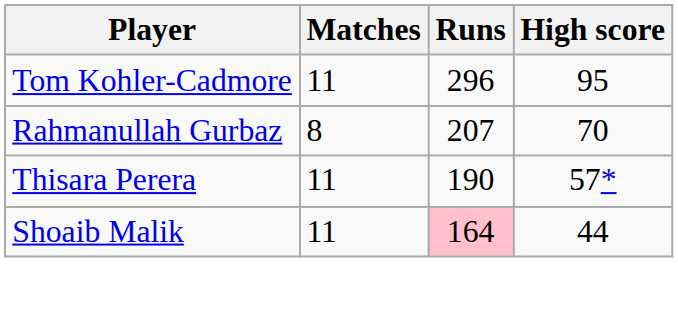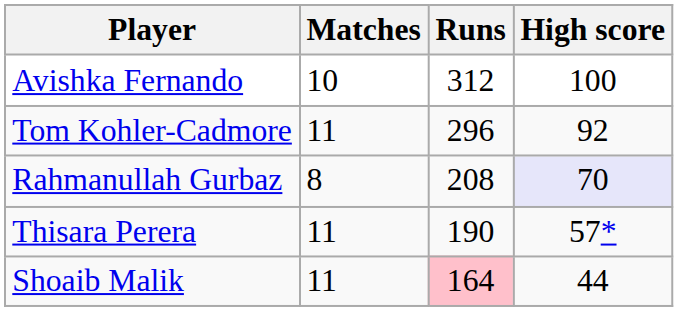+ row: (128, 79)
(593, 79) 95 -> (593, 130) 92
(471, 130) 207 -> (471, 180) 208
(593, 130) no background -> (593, 180) lavender background
